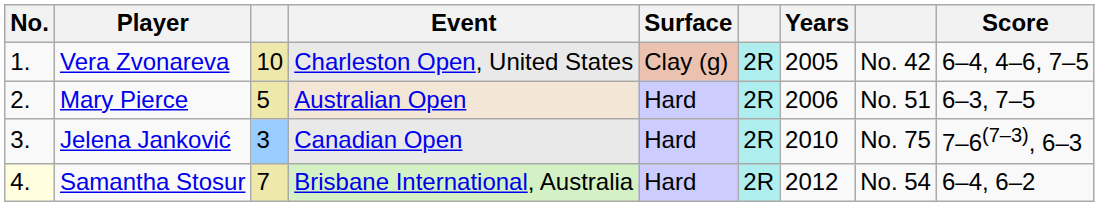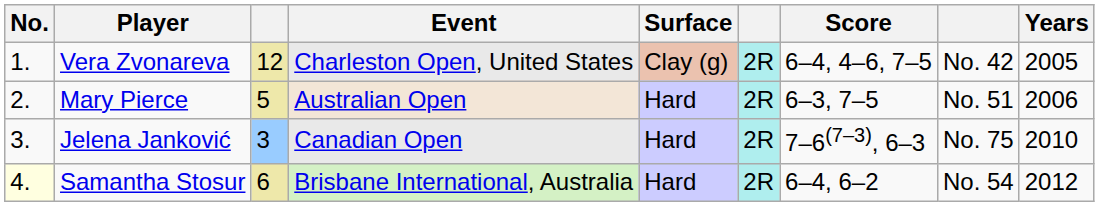columns swapped: (1015, 23) <-> (817, 23)
(270, 61) 10 -> (270, 61) 12
(263, 182) 7 -> (263, 182) 6
